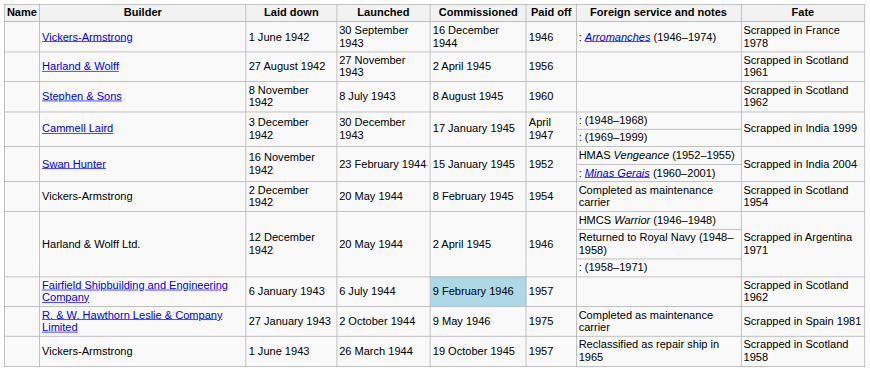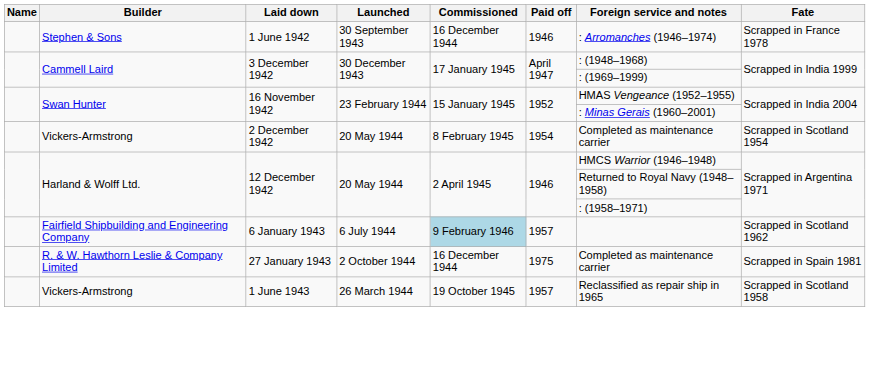(87, 36) Vickers-Armstrong -> (82, 36) Stephen & Sons
- row: (287, 66)
- row: (279, 96)
(462, 321) 9 May 1946 -> (466, 261) 16 December 1944
